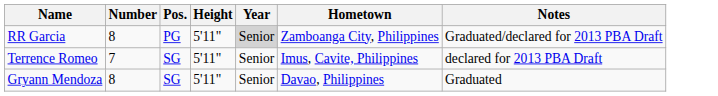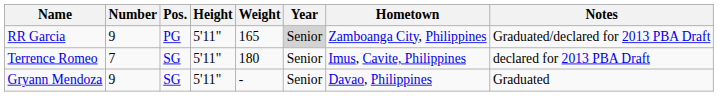+ column: (260, 15)
(112, 36) 8 -> (112, 36) 9
(112, 79) 8 -> (112, 79) 9
